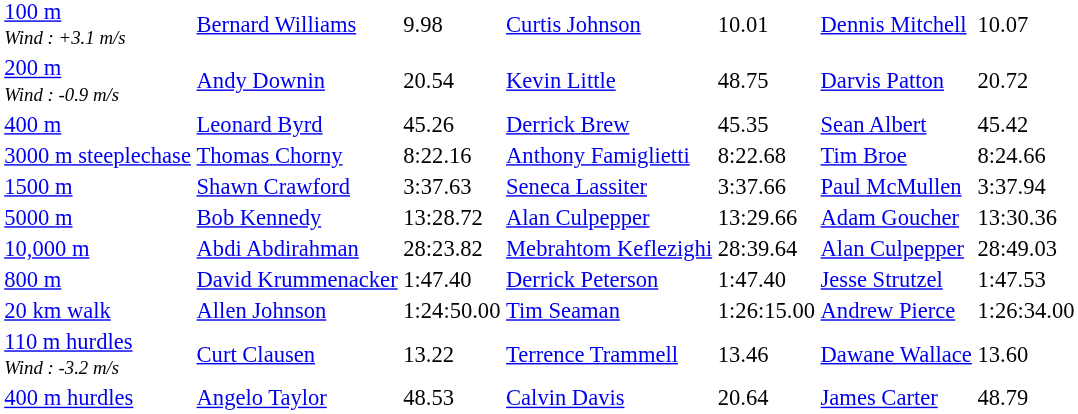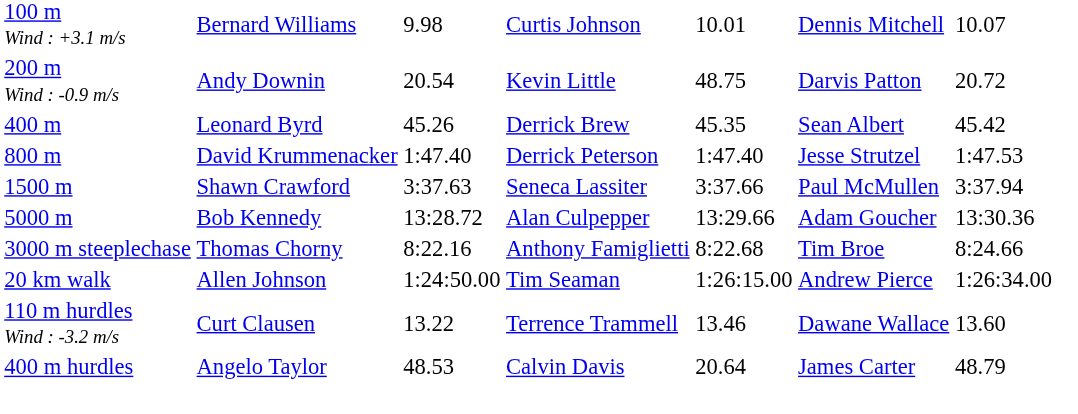rows swapped: (33, 279) <-> (98, 155)
- row: (47, 248)
